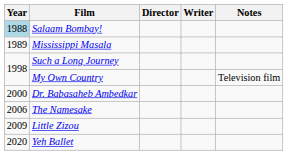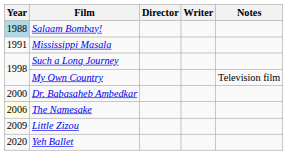(17, 45) 1989 -> (17, 45) 1991
(17, 110) no background -> (17, 110) lightyellow background
